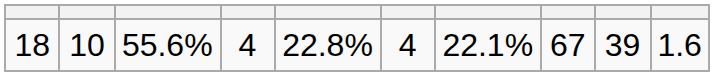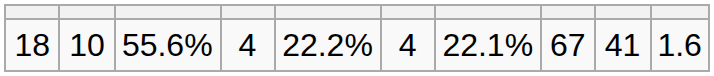(328, 44) 22.8% -> (328, 44) 22.2%
(623, 44) 39 -> (623, 44) 41
